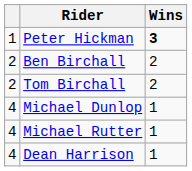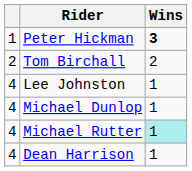- row: (74, 62)
+ row: (74, 85)
(153, 132) no background -> (153, 132) paleturquoise background
